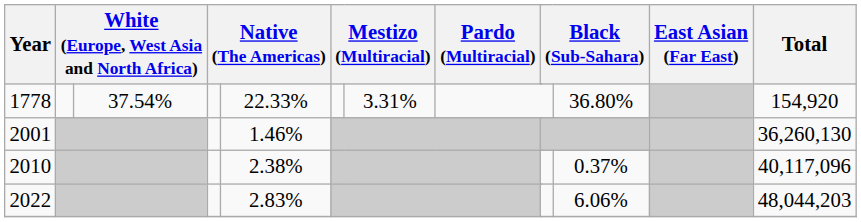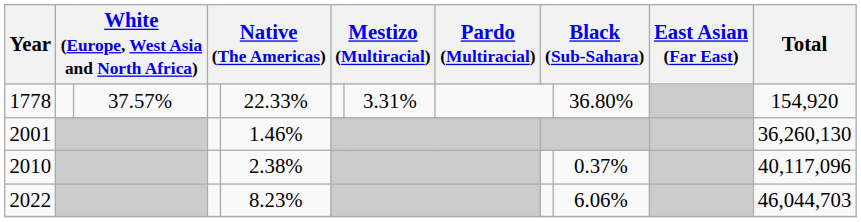(140, 100) 37.54% -> (140, 100) 37.57%
(276, 199) 2.83% -> (276, 199) 8.23%
(805, 199) 48,044,203 -> (805, 199) 46,044,703
